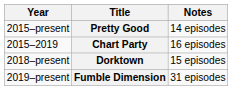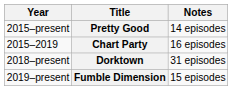(198, 61) 15 episodes -> (198, 61) 31 episodes
(198, 77) 31 episodes -> (198, 77) 15 episodes
